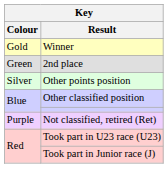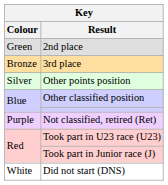- row: (58, 47)
+ row: (62, 64)
+ row: (84, 171)
